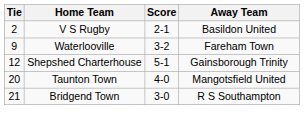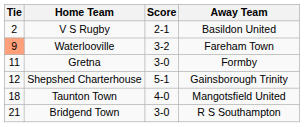(14, 46) no background -> (14, 46) lightsalmon background
+ row: (84, 63)
(14, 79) 20 -> (14, 96) 18
